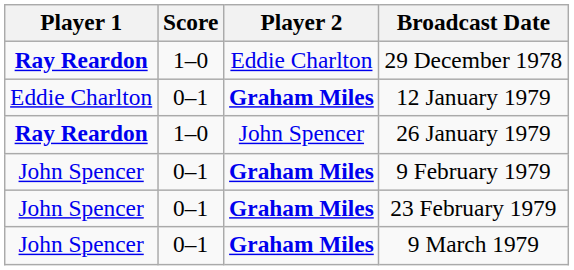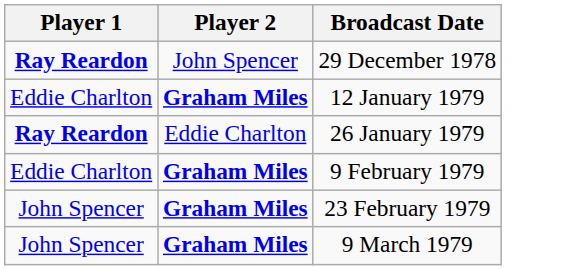- column: (191, 23)
(301, 60) Eddie Charlton -> (235, 60) John Spencer
(301, 134) John Spencer -> (235, 134) Eddie Charlton
(81, 171) John Spencer -> (81, 171) Eddie Charlton
